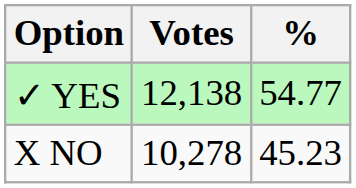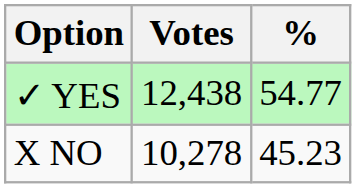(192, 93) 12,138 -> (192, 93) 12,438
